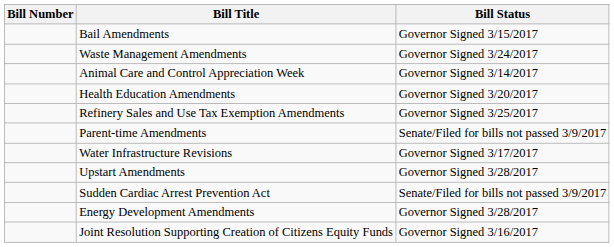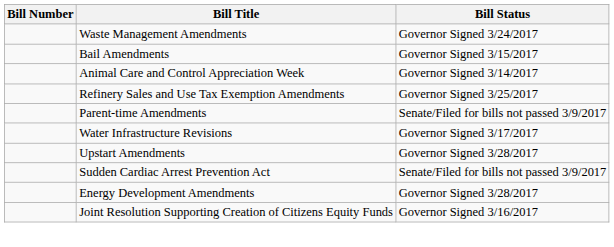rows swapped: (163, 53) <-> (124, 34)
- row: (157, 93)
